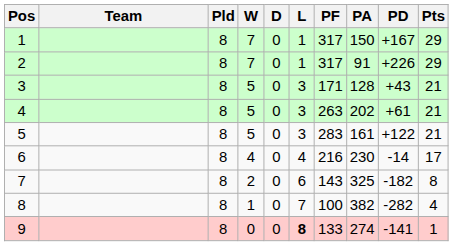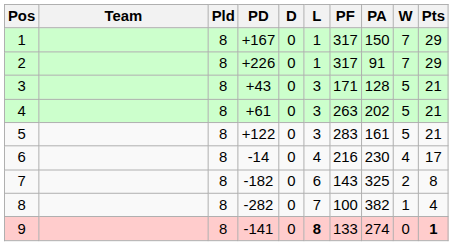columns swapped: (251, 16) <-> (398, 16)
(433, 228) normal -> (433, 228) bold
